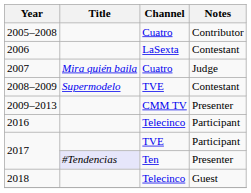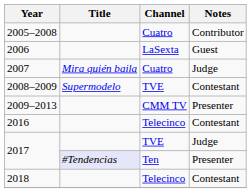(216, 50) Contestant -> (205, 50) Guest
(216, 123) Participant -> (216, 123) Contestant
(216, 142) Participant -> (205, 142) Judge
(205, 178) Guest -> (216, 178) Contestant
